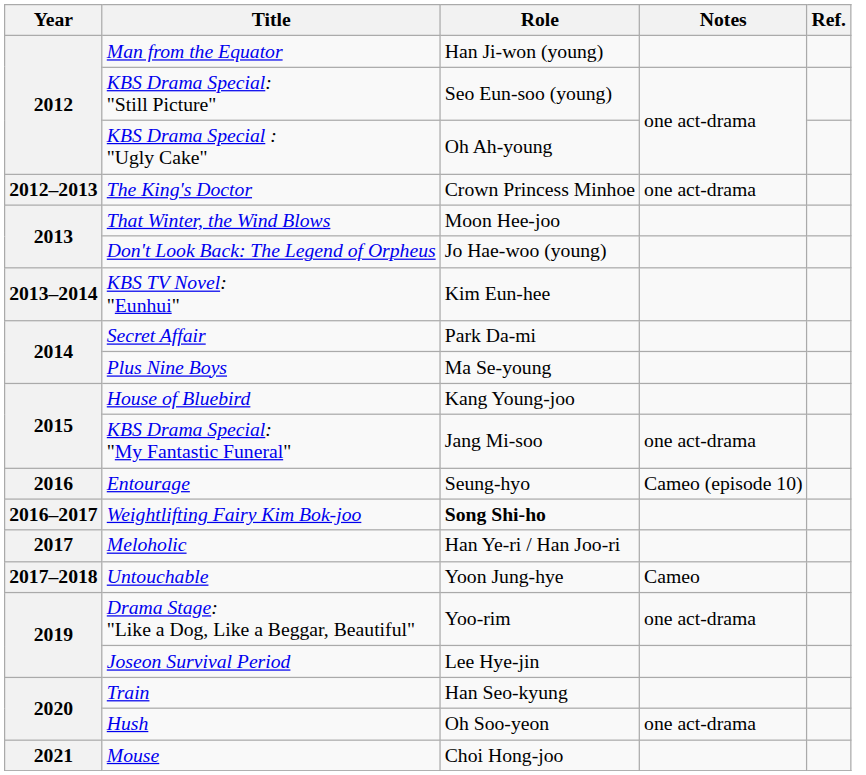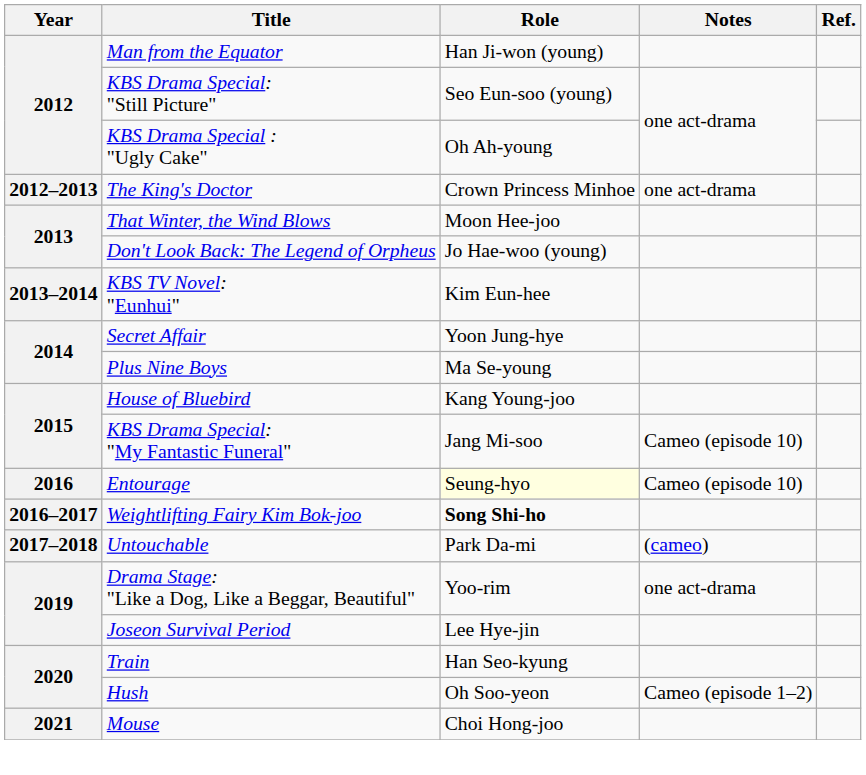(490, 336) Park Da-mi -> (504, 336) Yoon Jung-hye
(700, 440) one act-drama -> (723, 440) Cameo (episode 10)
(487, 483) no background -> (487, 483) lightyellow background
- row: (147, 545)
(504, 576) Yoon Jung-hye -> (490, 545) Park Da-mi
(672, 576) Cameo -> (676, 545) (cameo)
(700, 723) one act-drama -> (728, 692) Cameo (episode 1–2)
